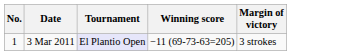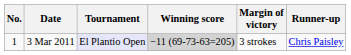+ column: (316, 19)
(192, 42) no background -> (192, 42) lightgrey background
